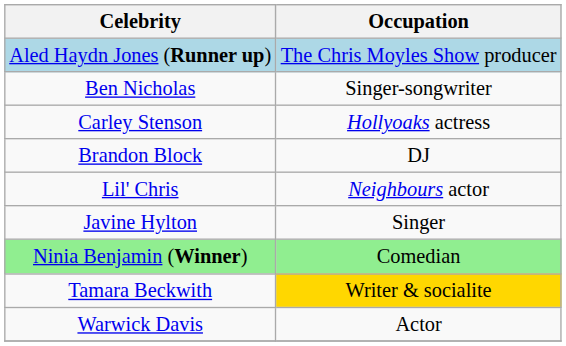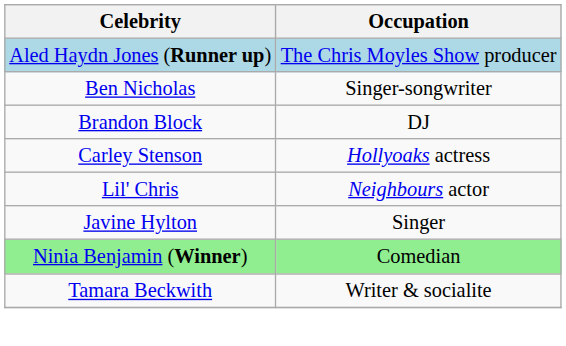rows swapped: (140, 155) <-> (140, 122)
(419, 289) gold background -> (419, 289) no background
- row: (140, 323)
